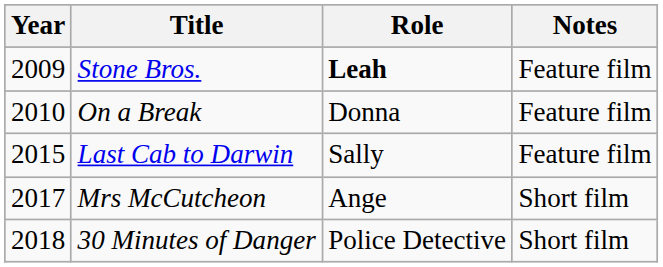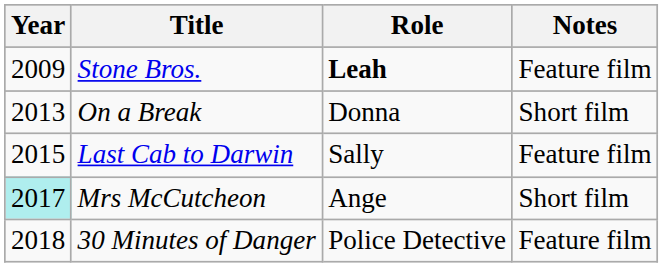(38, 111) 2010 -> (38, 111) 2013
(585, 111) Feature film -> (574, 111) Short film
(38, 197) no background -> (38, 197) paleturquoise background
(574, 240) Short film -> (585, 240) Feature film
